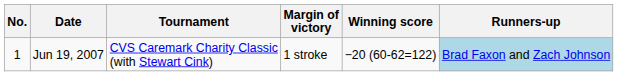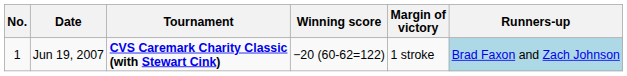columns swapped: (390, 21) <-> (311, 21)
(194, 54) normal -> (199, 54) bold
